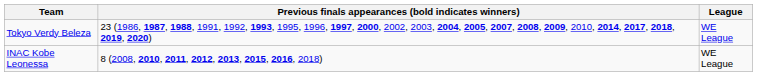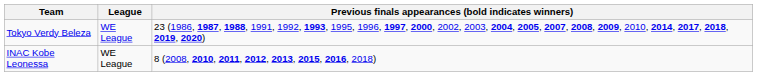columns swapped: (726, 12) <-> (399, 12)
